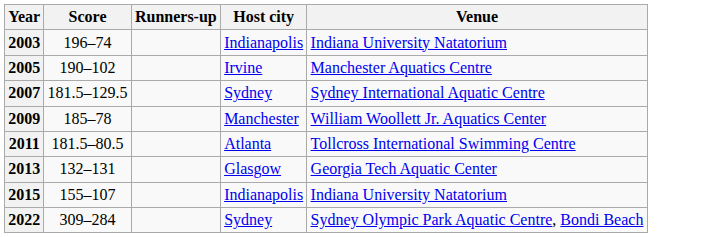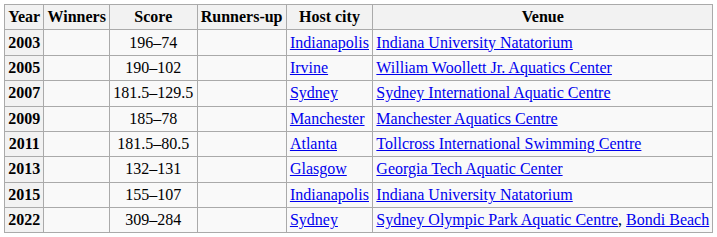+ column: (77, 17)
(401, 67) Manchester Aquatics Centre -> (494, 67) William Woollett Jr. Aquatics Center
(428, 118) William Woollett Jr. Aquatics Center -> (467, 118) Manchester Aquatics Centre
